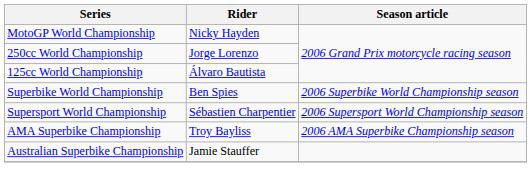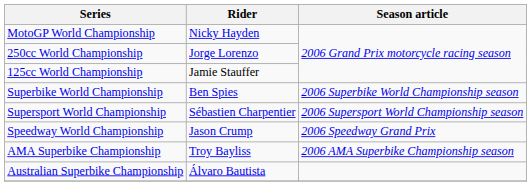(227, 73) Álvaro Bautista -> (224, 73) Jamie Stauffer
+ row: (85, 131)
(224, 151) Jamie Stauffer -> (227, 171) Álvaro Bautista
